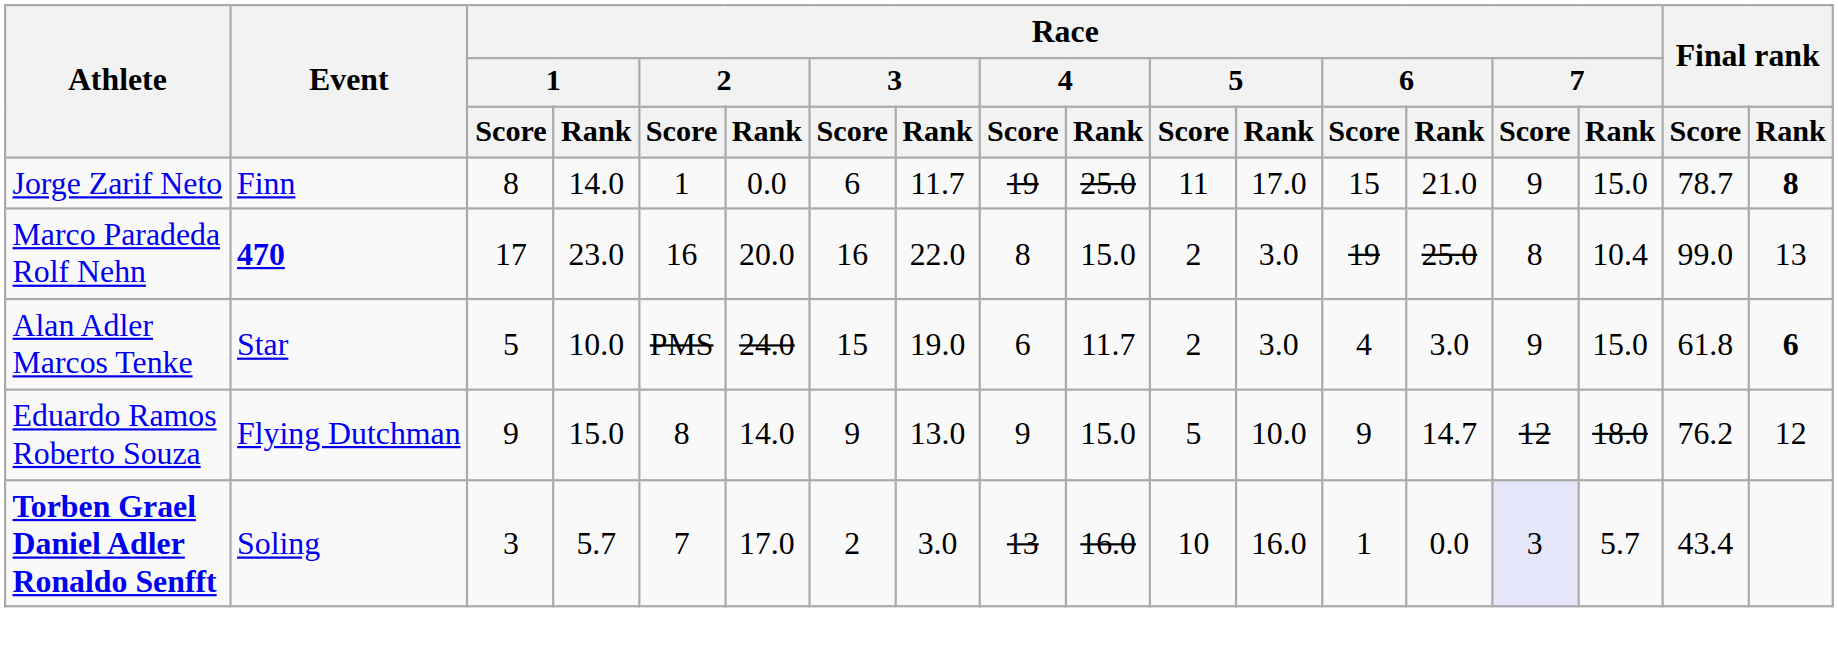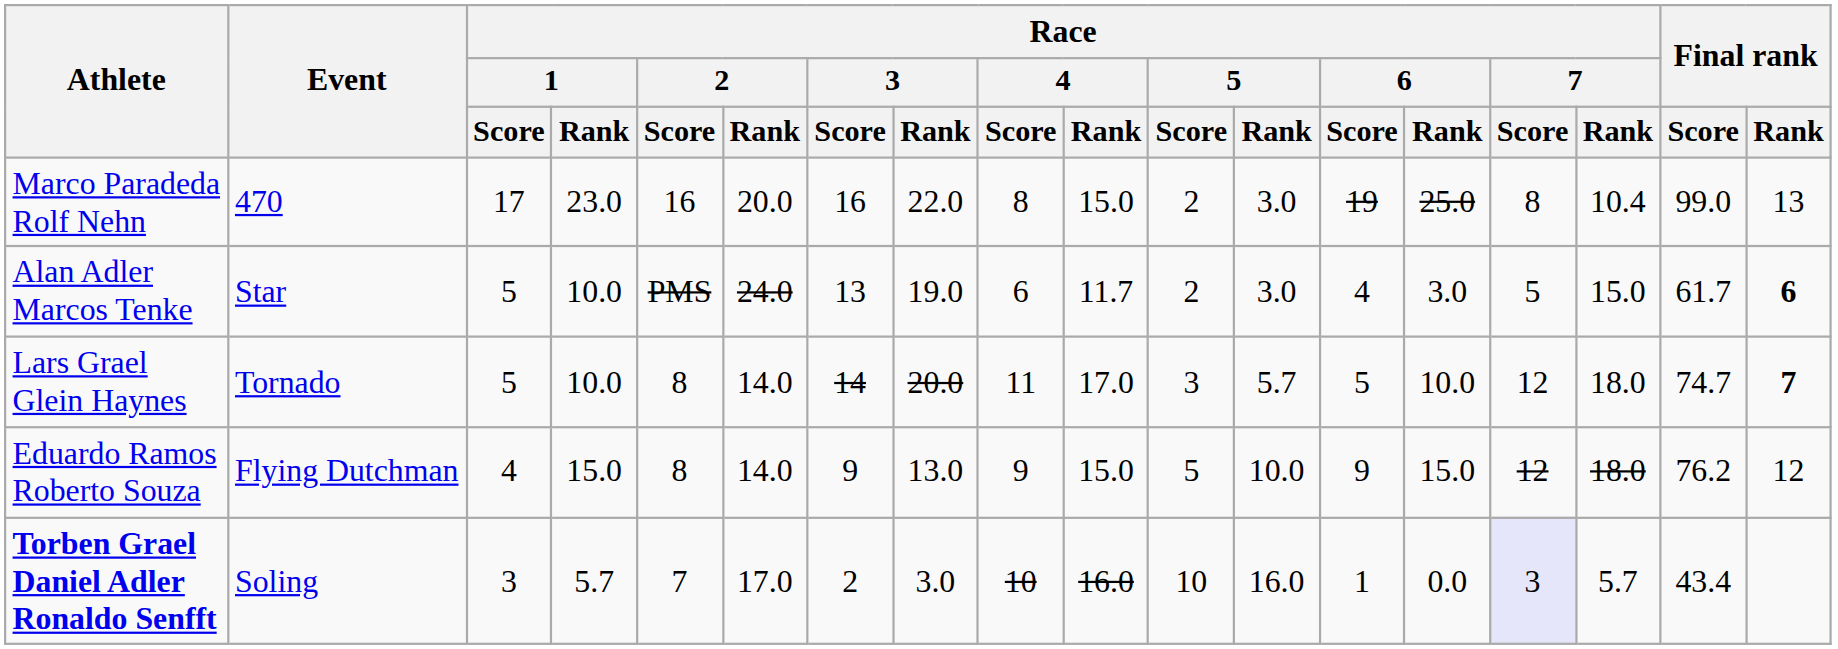- row: (117, 182)
(261, 254) bold -> (259, 201) normal
(852, 344) 15 -> (850, 291) 13
(1535, 344) 9 -> (1533, 291) 5
(1705, 344) 61.8 -> (1703, 291) 61.7
+ row: (100, 381)
(511, 434) 9 -> (509, 471) 4
(1449, 434) 14.7 -> (1447, 471) 15.0
(1023, 543) 13 -> (1021, 580) 10
